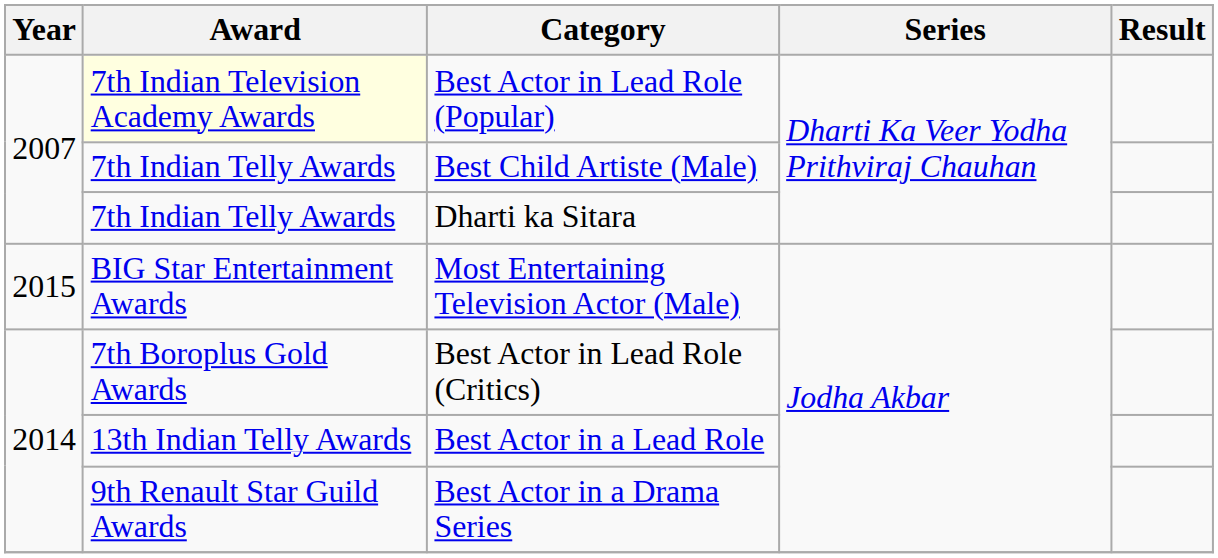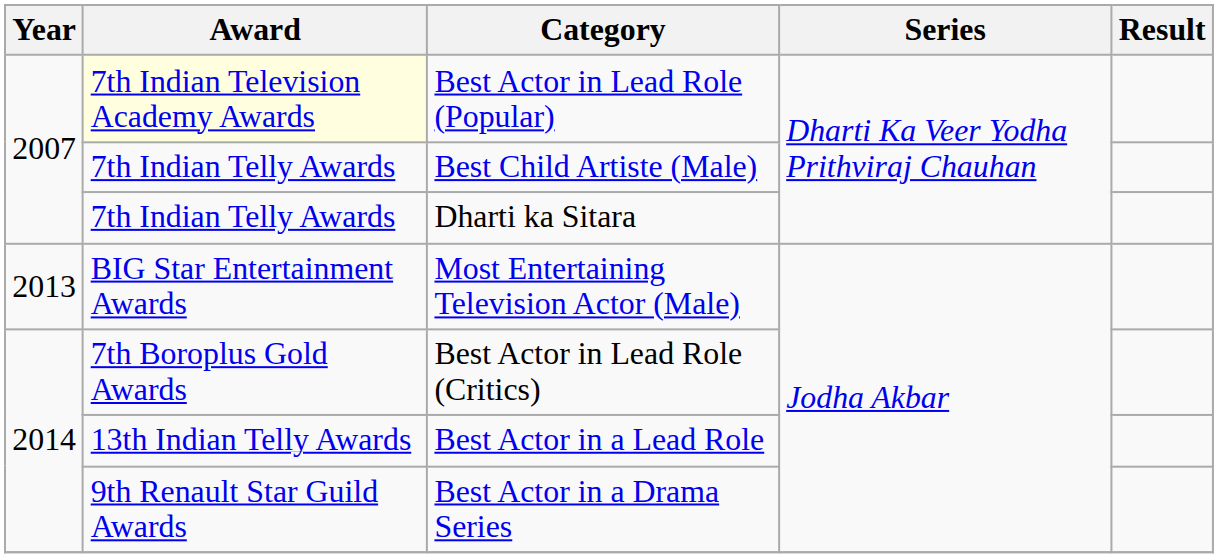(44, 285) 2015 -> (44, 285) 2013
